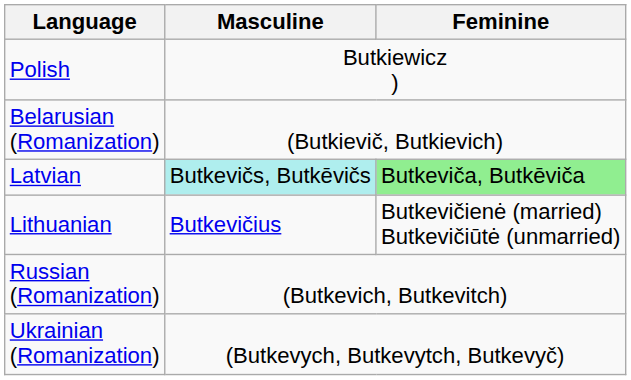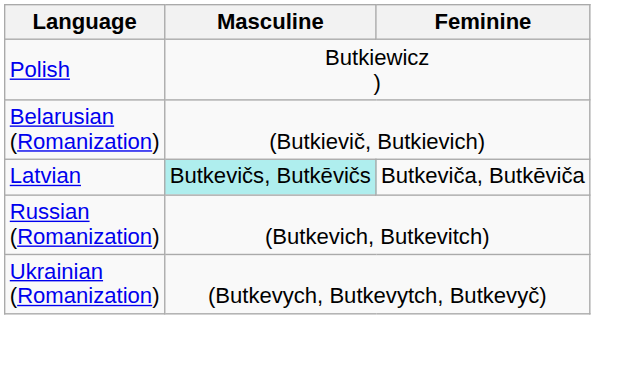(483, 176) lightgreen background -> (483, 176) no background
- row: (61, 224)
